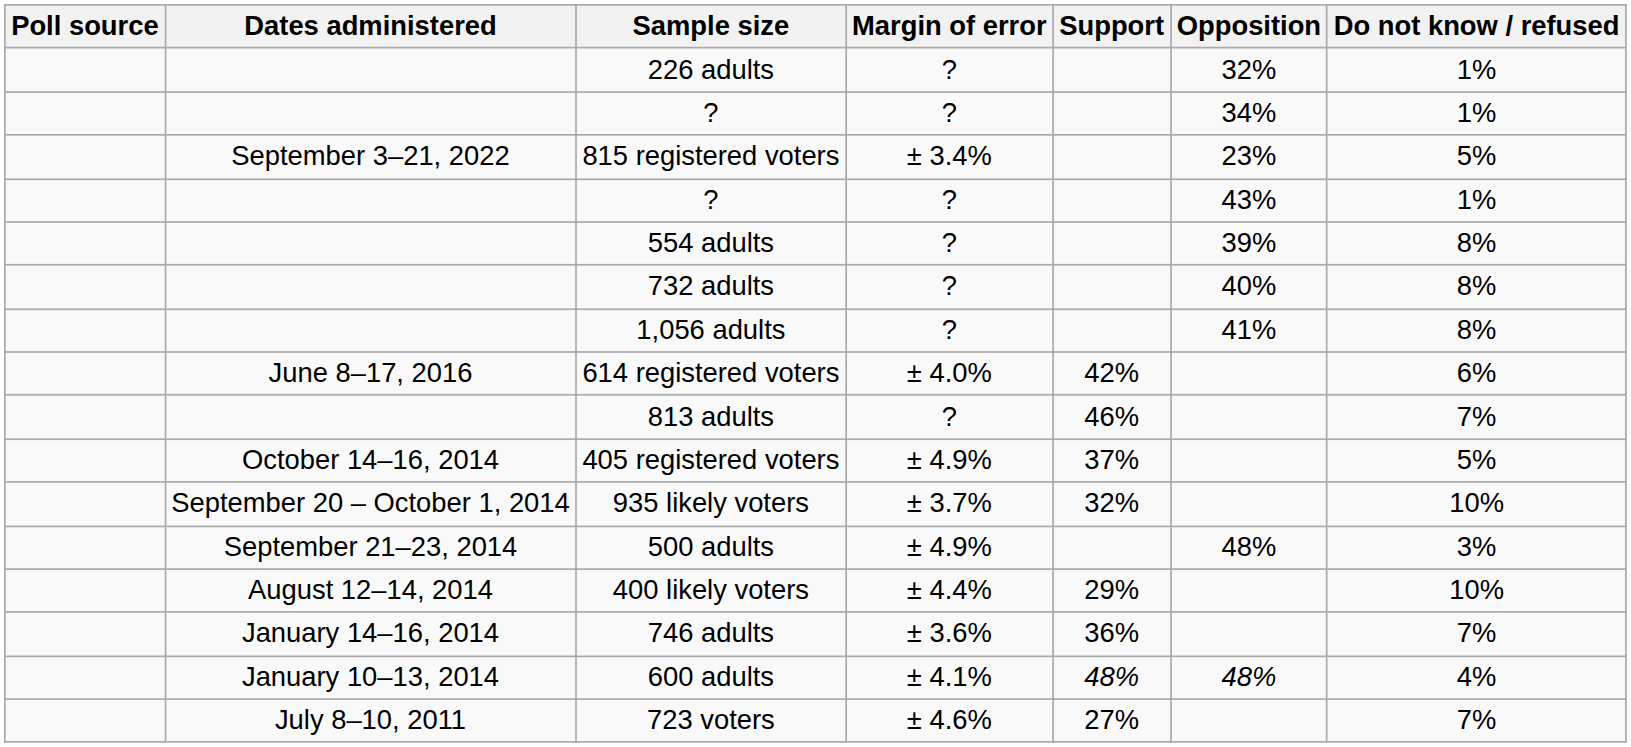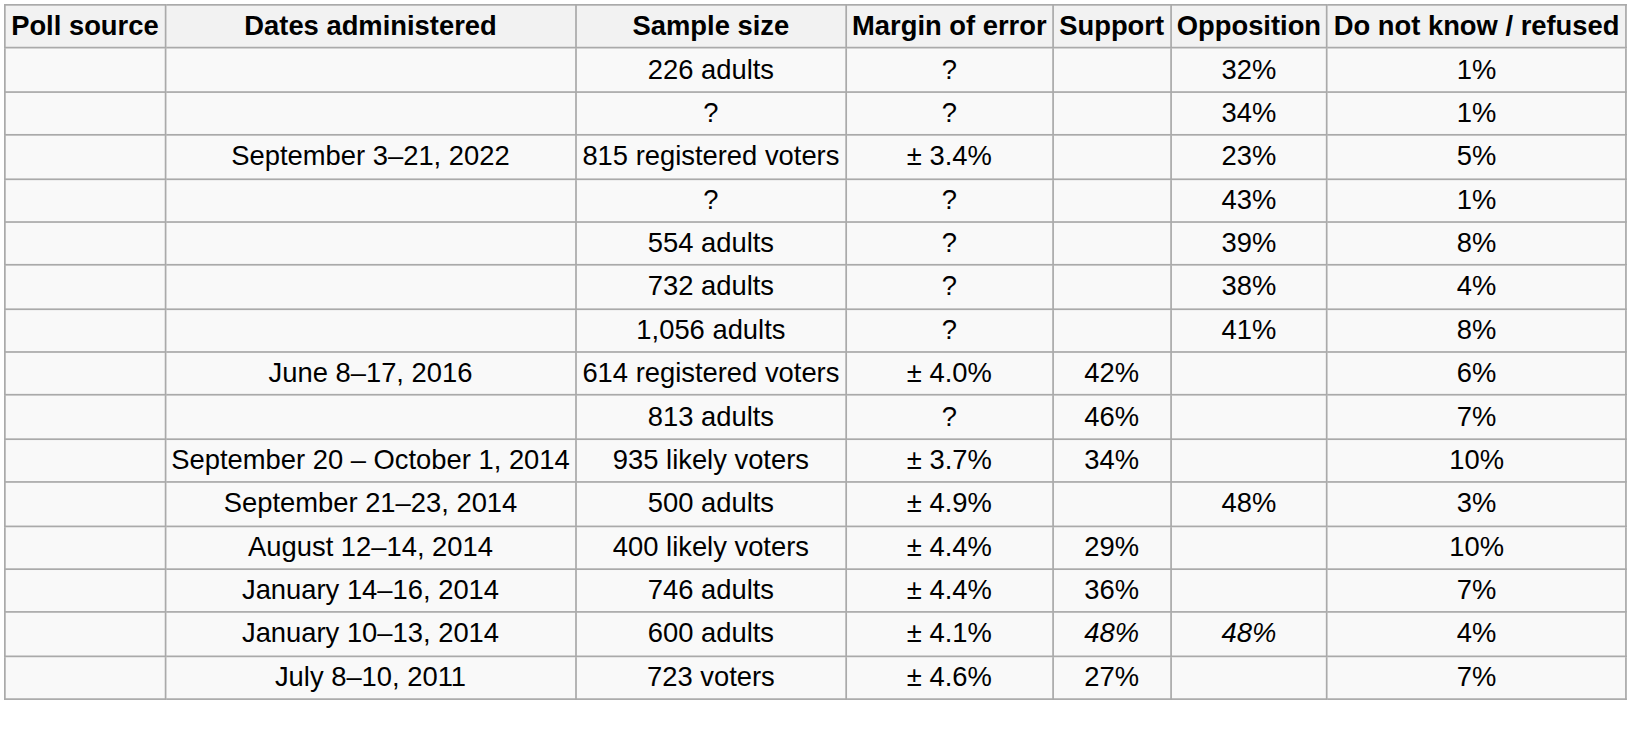(1249, 286) 40% -> (1249, 286) 38%
(1477, 286) 8% -> (1477, 286) 4%
- row: (371, 460)
(1112, 503) 32% -> (1112, 460) 34%
(949, 633) ± 3.6% -> (949, 590) ± 4.4%
